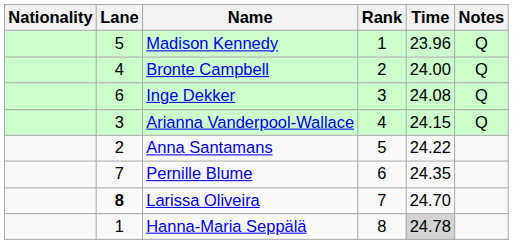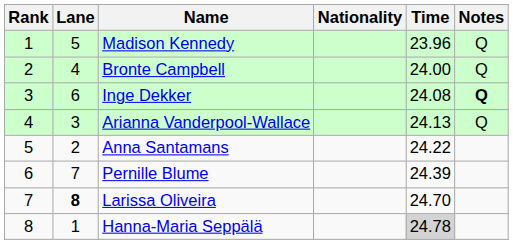columns swapped: (382, 17) <-> (50, 17)
(481, 95) normal -> (481, 95) bold
(430, 122) 24.15 -> (430, 122) 24.13
(430, 174) 24.35 -> (430, 174) 24.39
